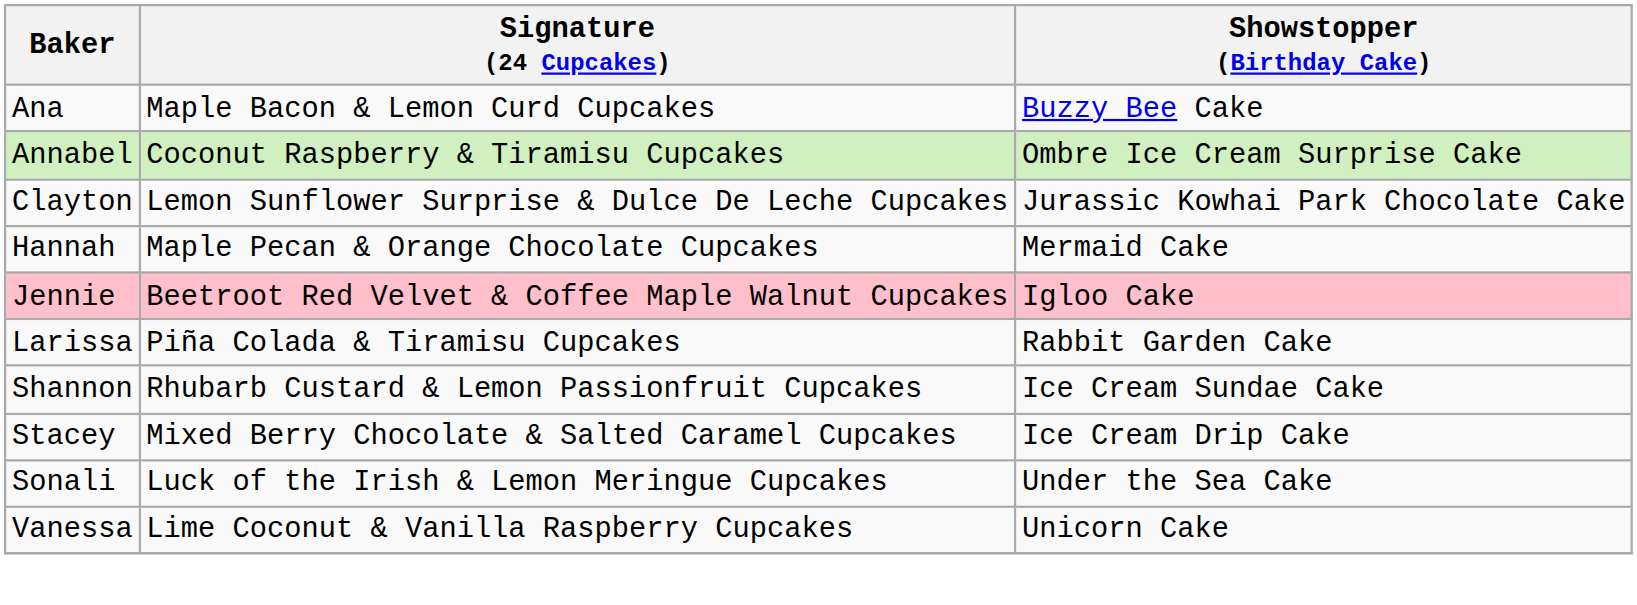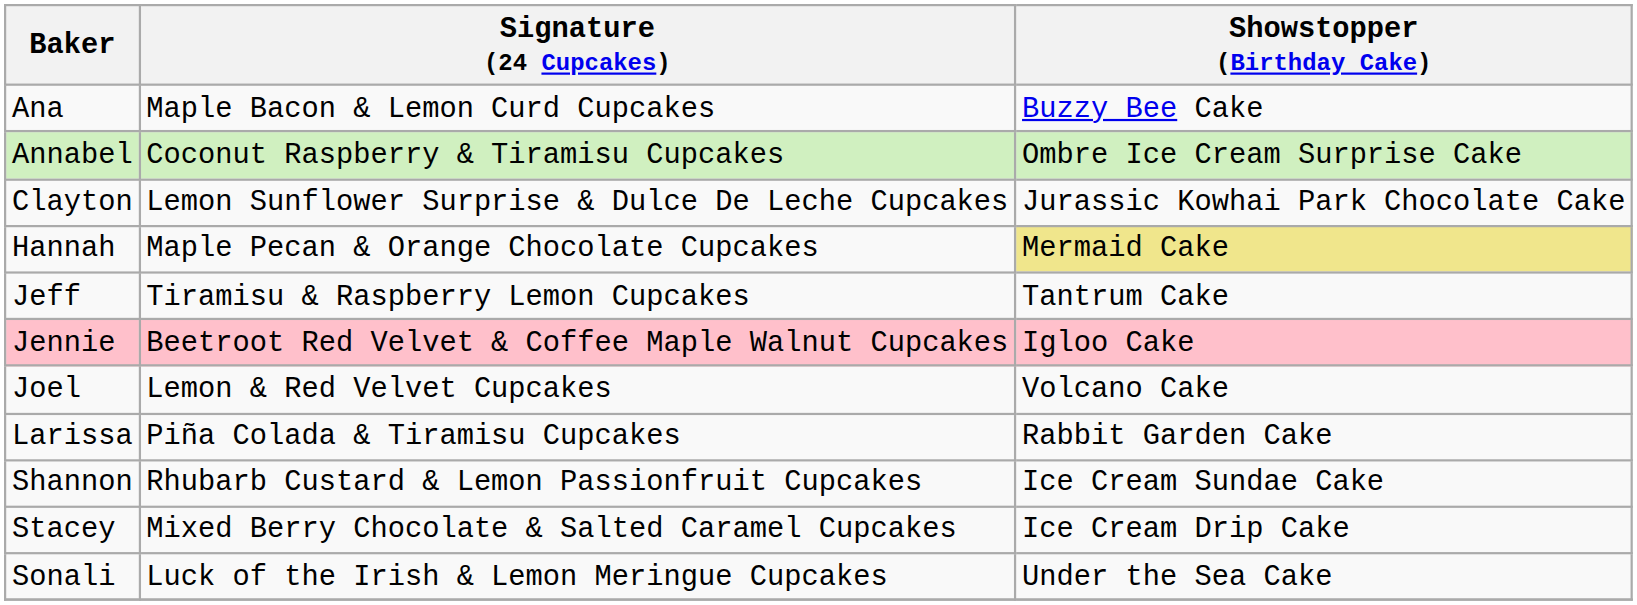(1126, 249) no background -> (1126, 249) khaki background
+ row: (46, 296)
+ row: (46, 389)
- row: (72, 530)
